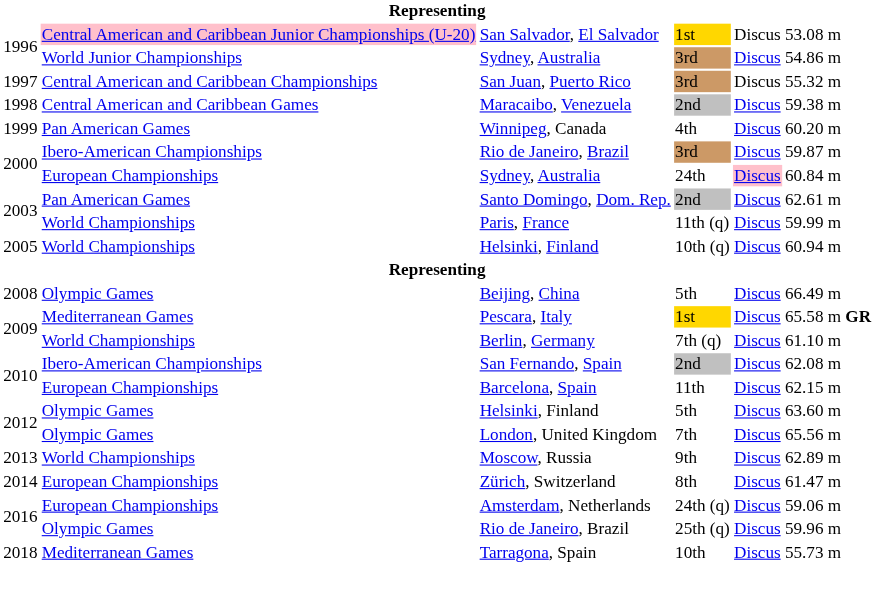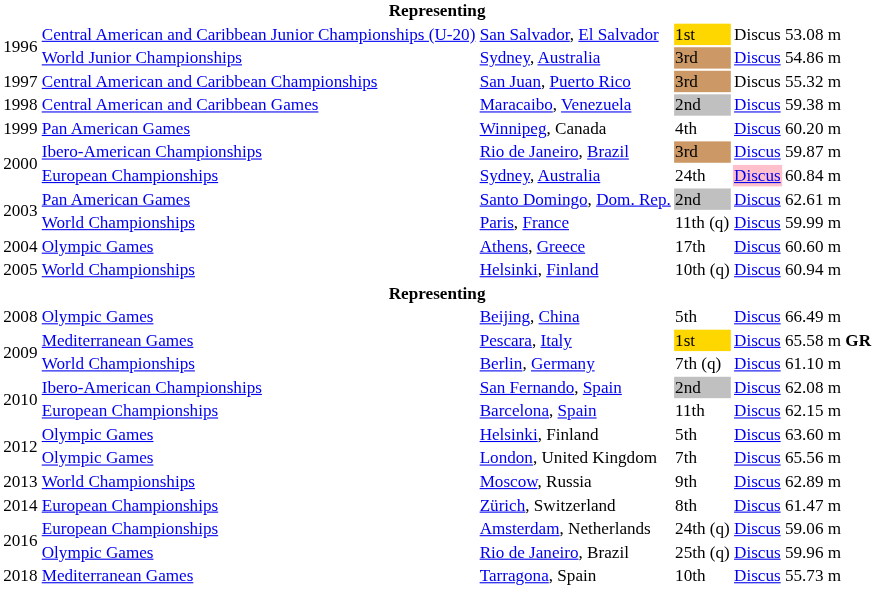(259, 34) pink background -> (259, 34) no background
+ row: (532, 246)
